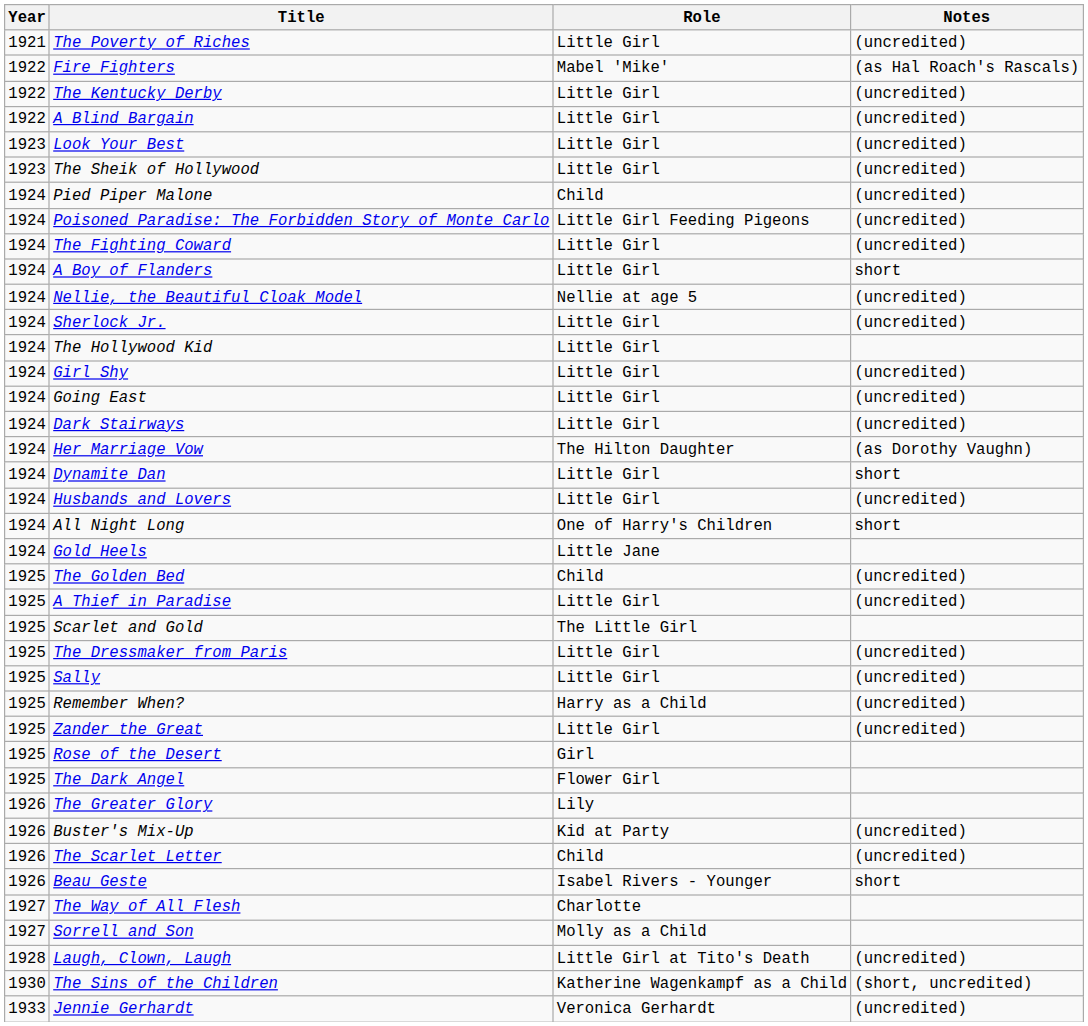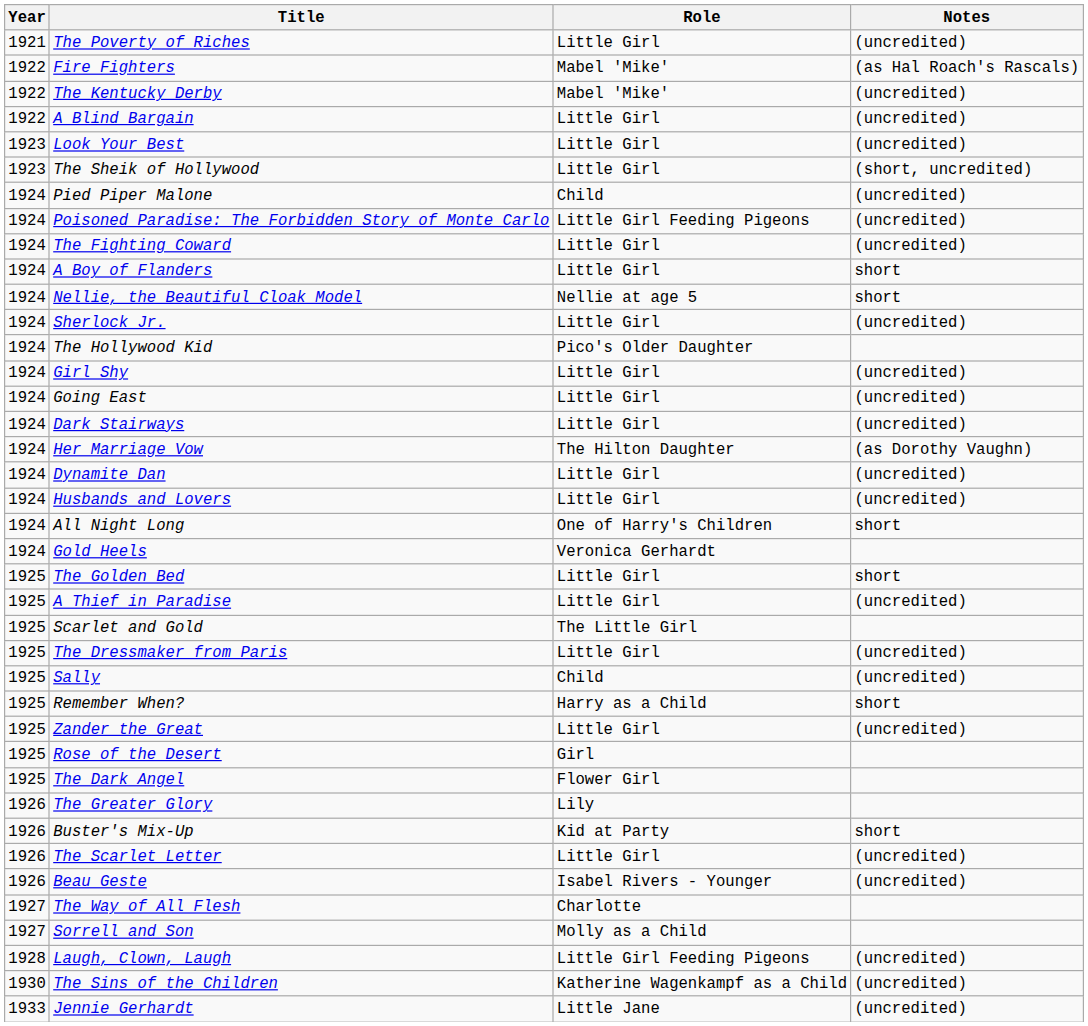(608, 94) Little Girl -> (613, 94) Mabel 'Mike'
(911, 170) (uncredited) -> (943, 170) (short, uncredited)
(911, 297) (uncredited) -> (878, 297) short
(608, 348) Little Girl -> (655, 348) Pico's Older Daughter
(878, 475) short -> (911, 475) (uncredited)
(608, 551) Little Jane -> (636, 551) Veronica Gerhardt
(580, 577) Child -> (608, 577) Little Girl
(911, 577) (uncredited) -> (878, 577) short
(608, 678) Little Girl -> (580, 678) Child
(911, 704) (uncredited) -> (878, 704) short
(911, 831) (uncredited) -> (878, 831) short
(580, 856) Child -> (608, 856) Little Girl
(878, 882) short -> (911, 882) (uncredited)
(683, 958) Little Girl at Tito's Death -> (683, 958) Little Girl Feeding Pigeons
(943, 983) (short, uncredited) -> (911, 983) (uncredited)
(636, 1009) Veronica Gerhardt -> (608, 1009) Little Jane
